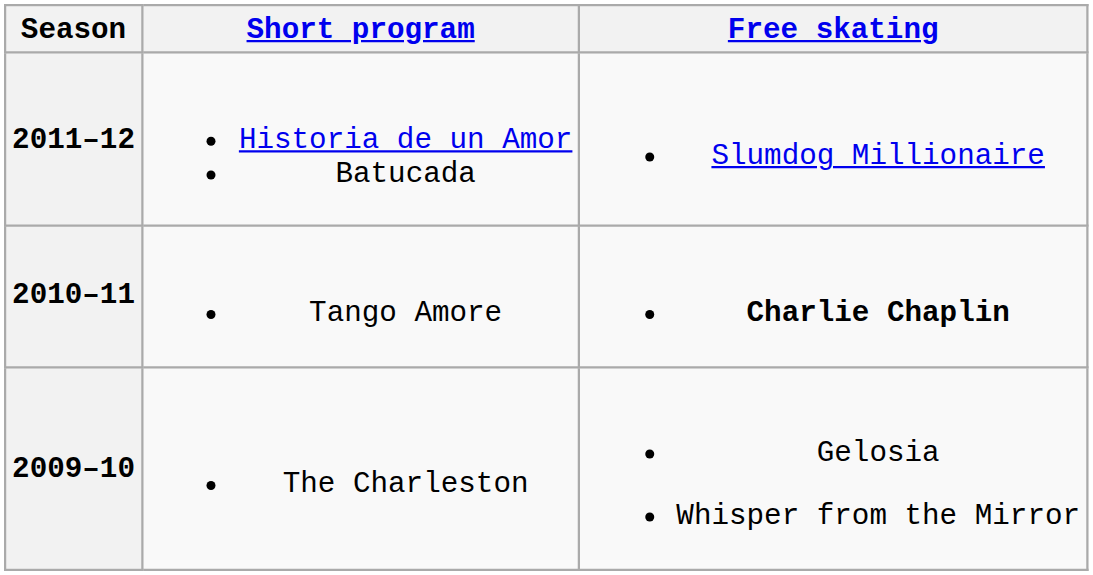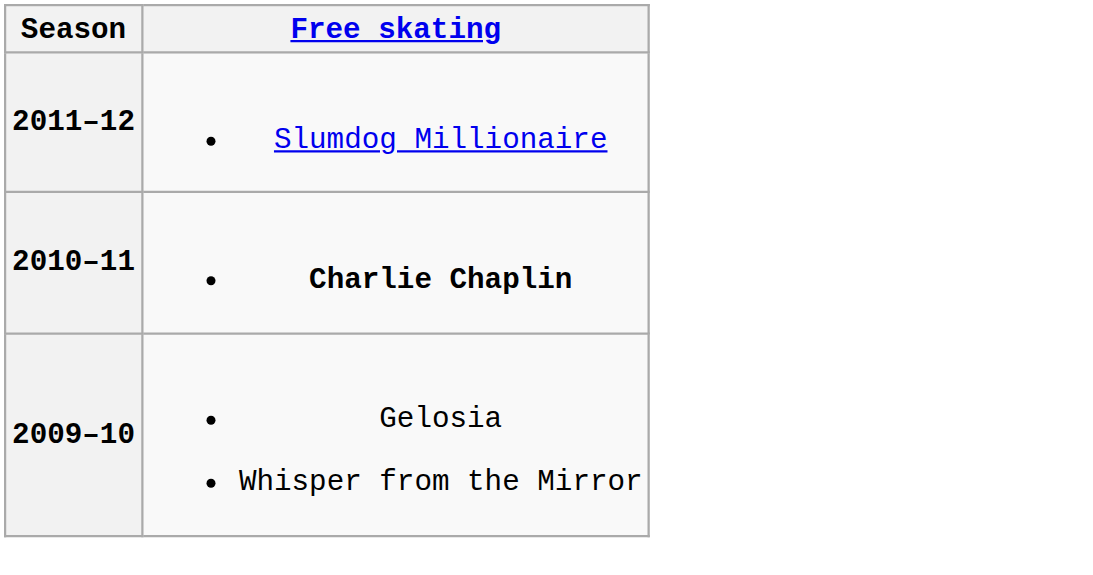- column: (361, 29)
